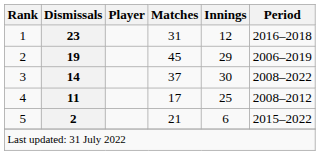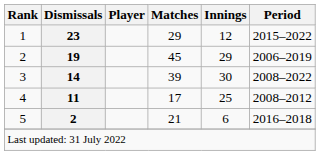(175, 35) 31 -> (175, 35) 29
(282, 35) 2016–2018 -> (282, 35) 2015–2022
(175, 77) 37 -> (175, 77) 39
(282, 118) 2015–2022 -> (282, 118) 2016–2018
